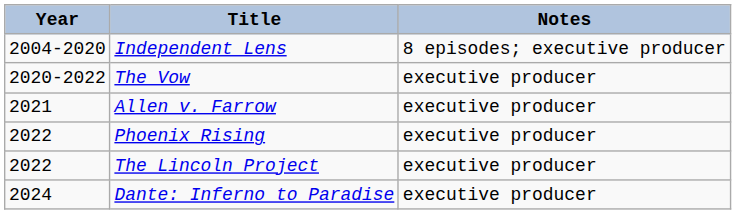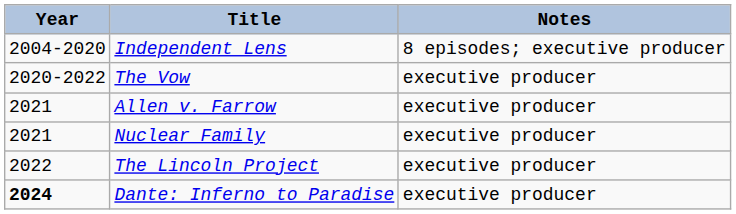+ row: (190, 136)
- row: (190, 136)
(31, 195) normal -> (31, 195) bold
